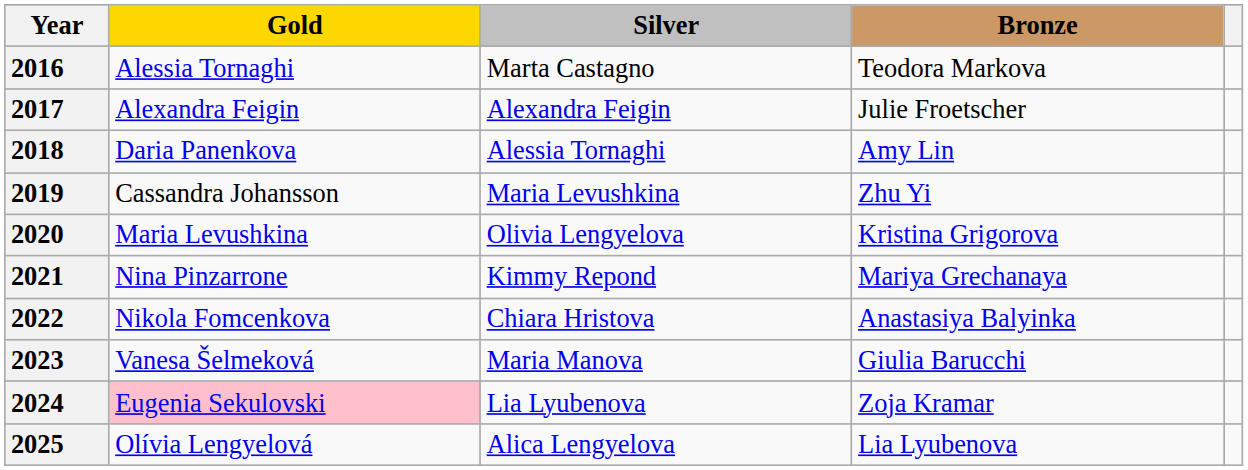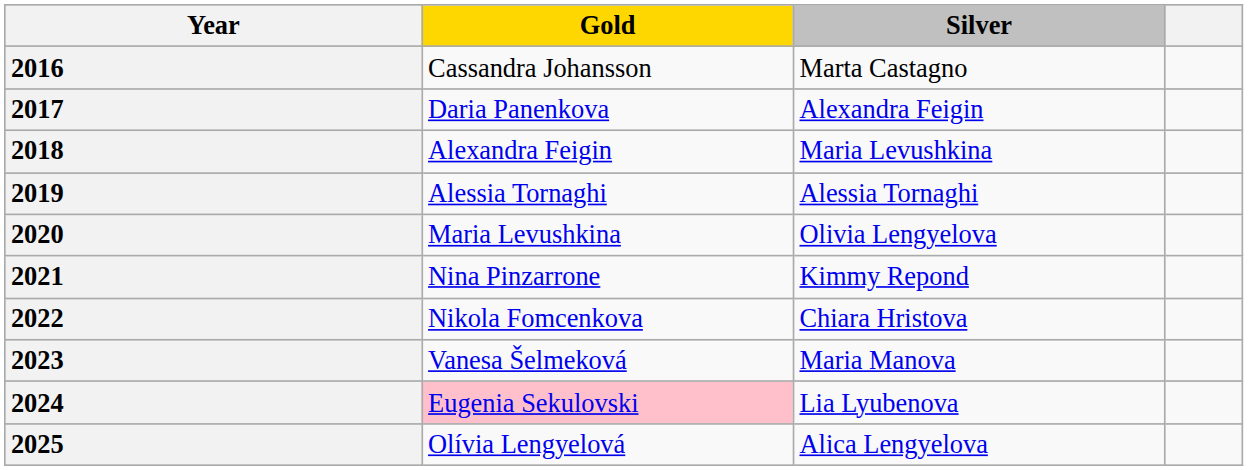- column: (1038, 25)
(205, 67) Alessia Tornaghi -> (540, 67) Cassandra Johansson
(207, 109) Alexandra Feigin -> (519, 109) Daria Panenkova
(206, 151) Daria Panenkova -> (520, 151) Alexandra Feigin
(576, 151) Alessia Tornaghi -> (896, 151) Maria Levushkina
(227, 192) Cassandra Johansson -> (517, 192) Alessia Tornaghi
(583, 192) Maria Levushkina -> (889, 192) Alessia Tornaghi
